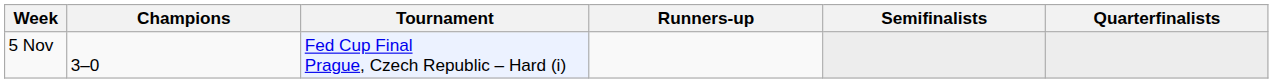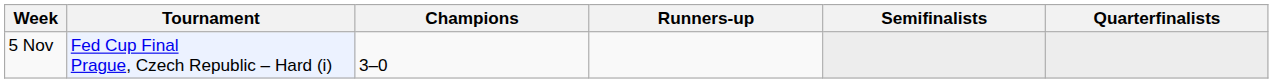columns swapped: (445, 18) <-> (184, 18)
